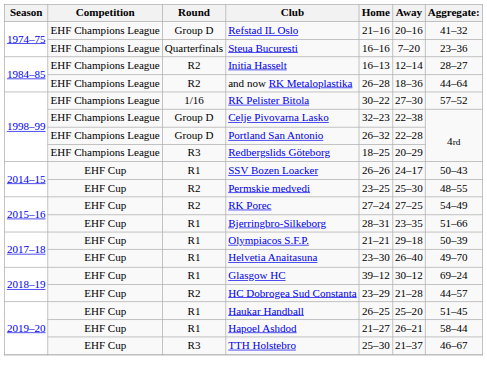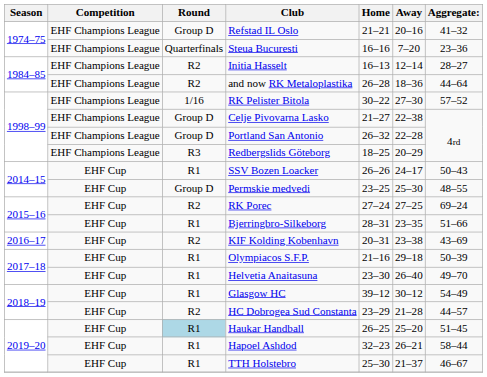(376, 30) 21–16 -> (376, 30) 21–21
(376, 118) 32–23 -> (376, 118) 21–27
(194, 188) R2 -> (194, 188) Group D
(454, 205) 54–49 -> (454, 205) 69–24
+ row: (283, 240)
(376, 240) 21–21 -> (376, 258) 21–16
(454, 275) 69–24 -> (454, 293) 54–49
(194, 310) no background -> (194, 328) lightblue background
(376, 328) 21–27 -> (376, 345) 32–23
(194, 345) R3 -> (194, 363) R1
